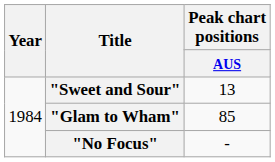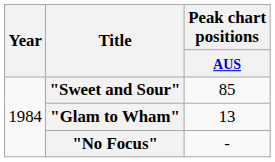(227, 90) 13 -> (227, 90) 85
(227, 116) 85 -> (227, 116) 13
